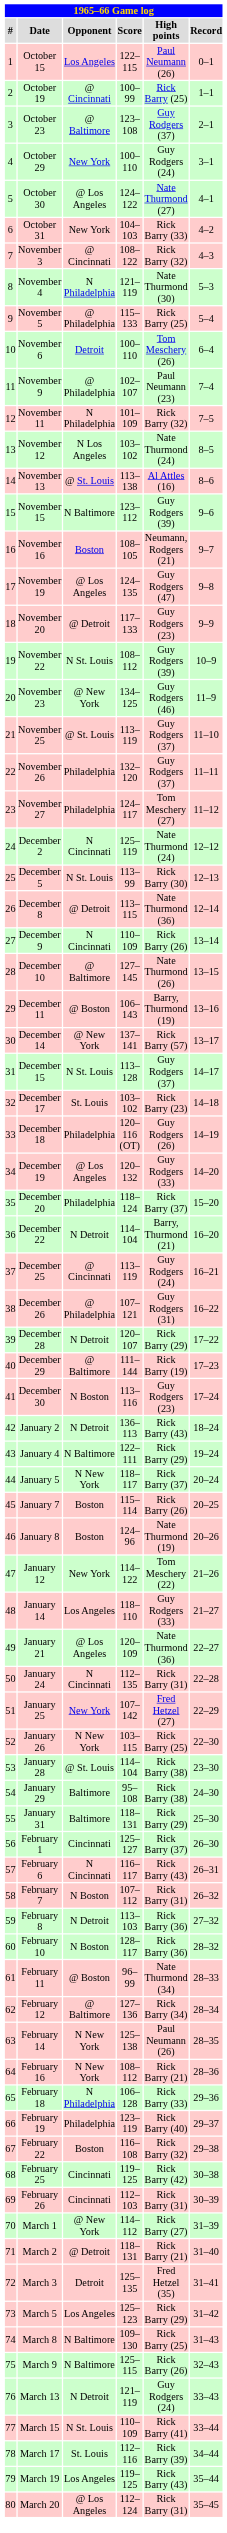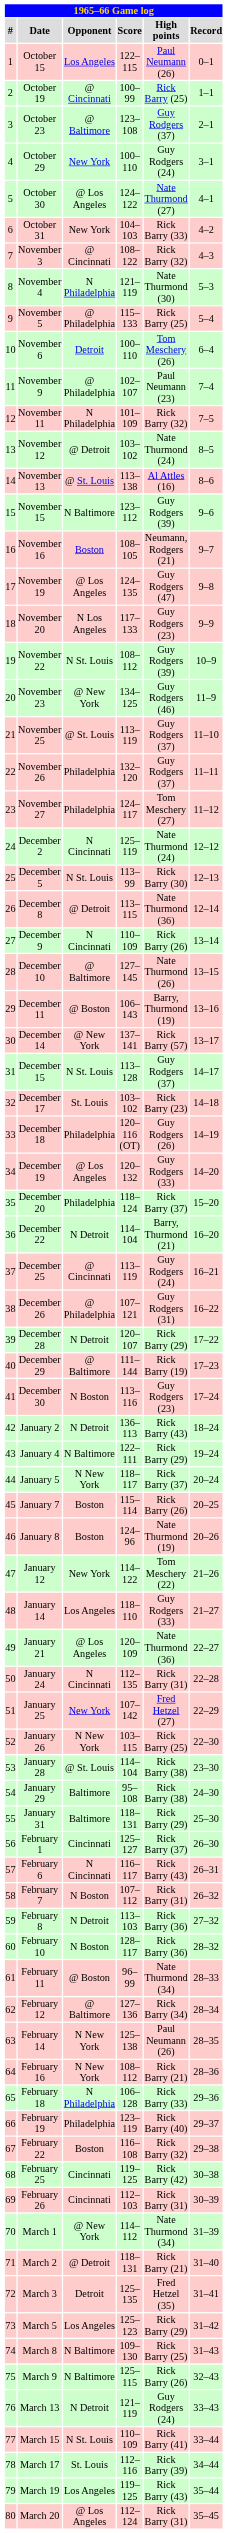(89, 449) N Los Angeles -> (89, 449) @ Detroit
(89, 623) @ Detroit -> (89, 623) N Los Angeles
(166, 2225) Rick Barry (27) -> (166, 2231) Nate Thurmond (34)
